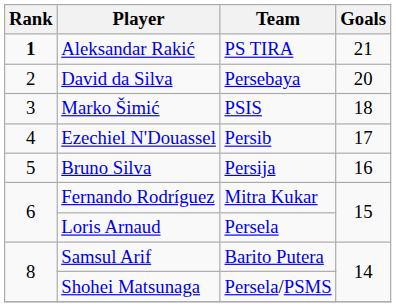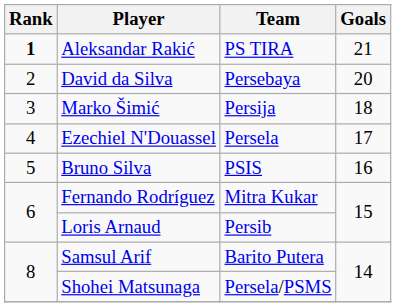(243, 108) PSIS -> (250, 108) Persija
(248, 138) Persib -> (252, 138) Persela
(250, 167) Persija -> (243, 167) PSIS
(252, 227) Persela -> (248, 227) Persib
